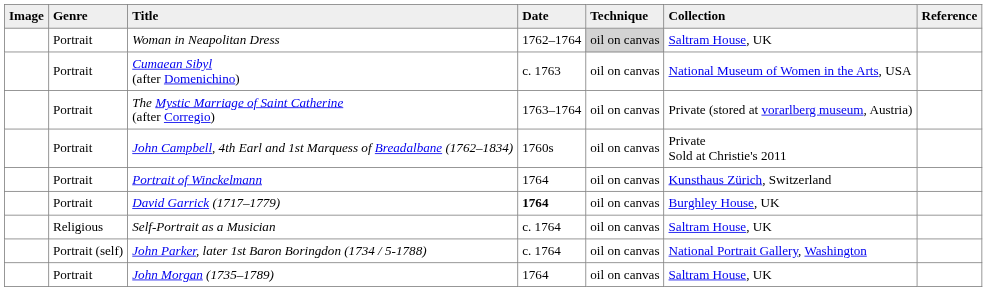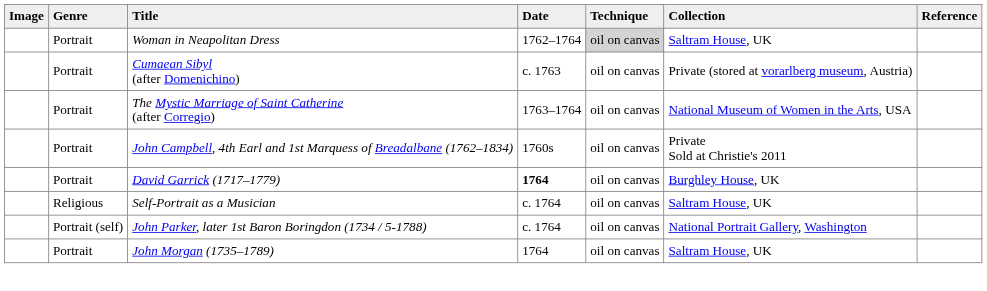(790, 71) National Museum of Women in the Arts, USA -> (790, 71) Private (stored at vorarlberg museum, Austria)
(790, 109) Private (stored at vorarlberg museum, Austria) -> (790, 109) National Museum of Women in the Arts, USA
- row: (197, 179)
